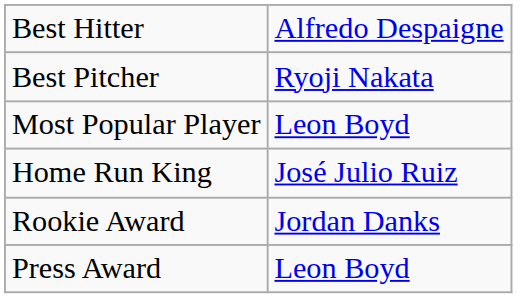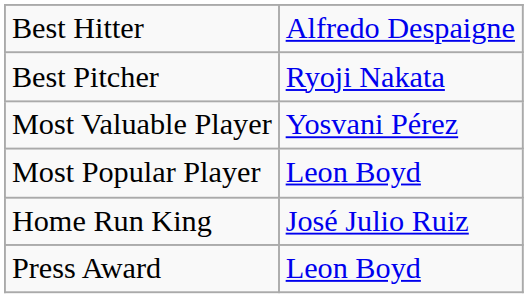+ row: (142, 124)
- row: (98, 220)
